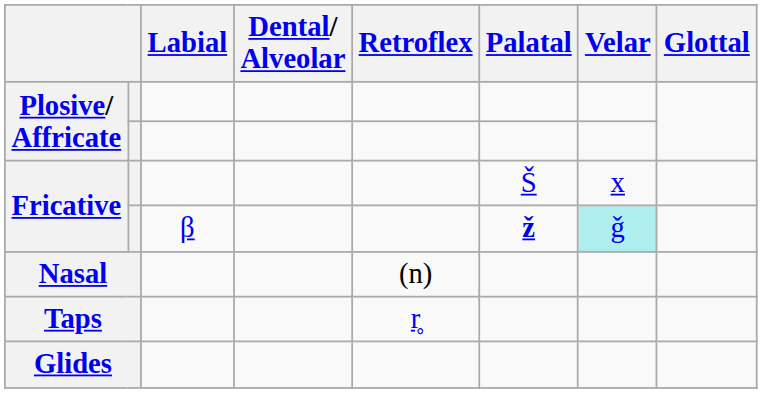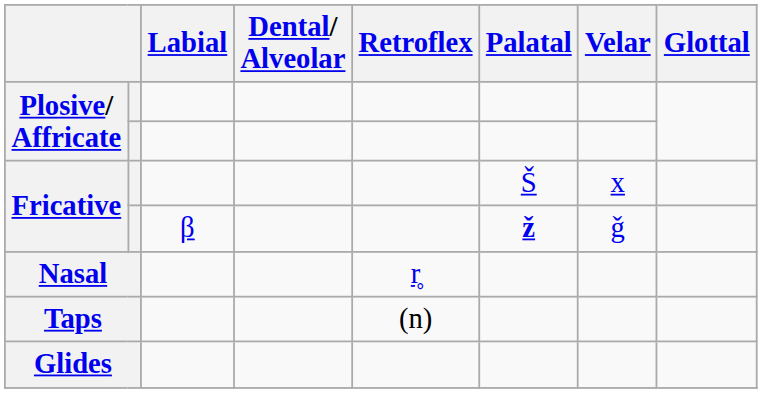(618, 227) paleturquoise background -> (618, 227) no background
(416, 273) (n) -> (416, 273) r̥
(416, 318) r̥ -> (416, 318) (n)
